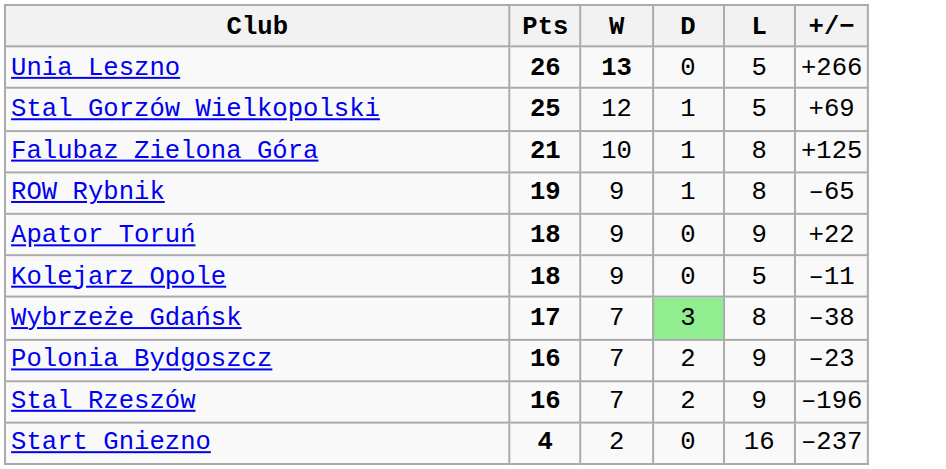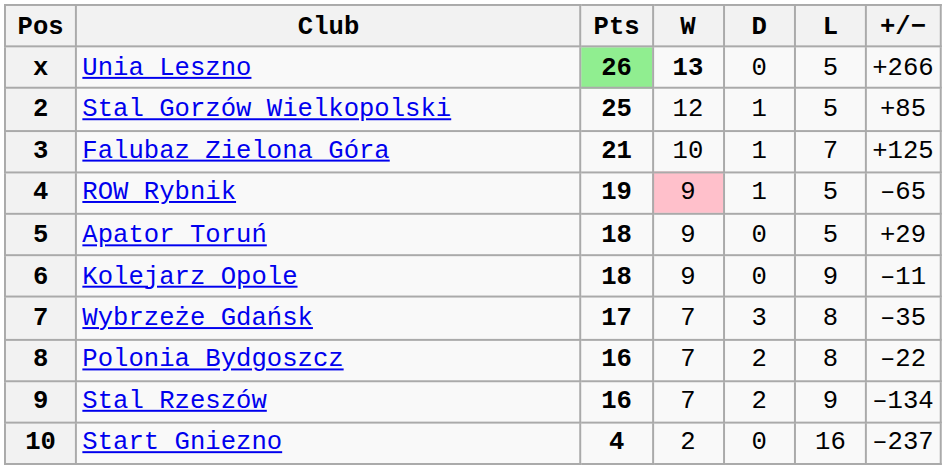+ column: (41, 26)
(545, 68) no background -> (617, 68) lightgreen background
(832, 109) +69 -> (903, 109) +85
(759, 151) 8 -> (830, 151) 7
(617, 193) no background -> (688, 193) pink background
(759, 193) 8 -> (830, 193) 5
(759, 235) 9 -> (830, 235) 5
(832, 235) +22 -> (903, 235) +29
(759, 276) 5 -> (830, 276) 9
(688, 318) lightgreen background -> (759, 318) no background
(832, 318) –38 -> (903, 318) –35
(759, 360) 9 -> (830, 360) 8
(832, 360) –23 -> (903, 360) –22
(832, 402) –196 -> (903, 402) –134
